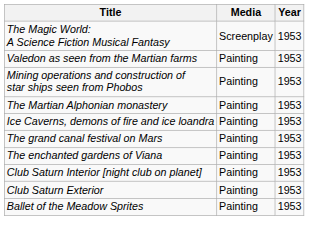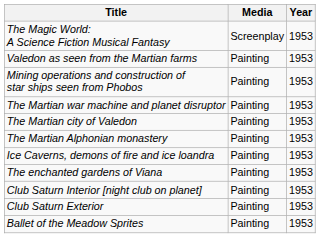+ row: (116, 105)
+ row: (72, 122)
- row: (85, 139)
